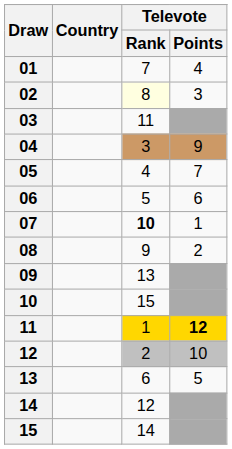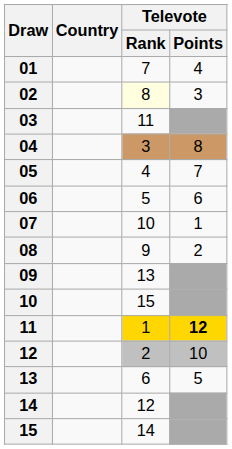(198, 146) 9 -> (198, 146) 8
(146, 224) bold -> (146, 224) normal
